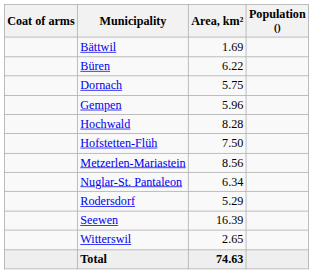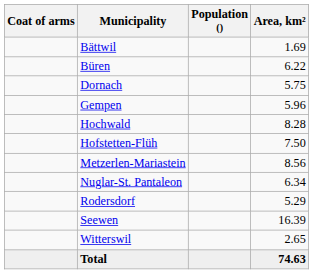columns swapped: (277, 20) <-> (217, 20)
